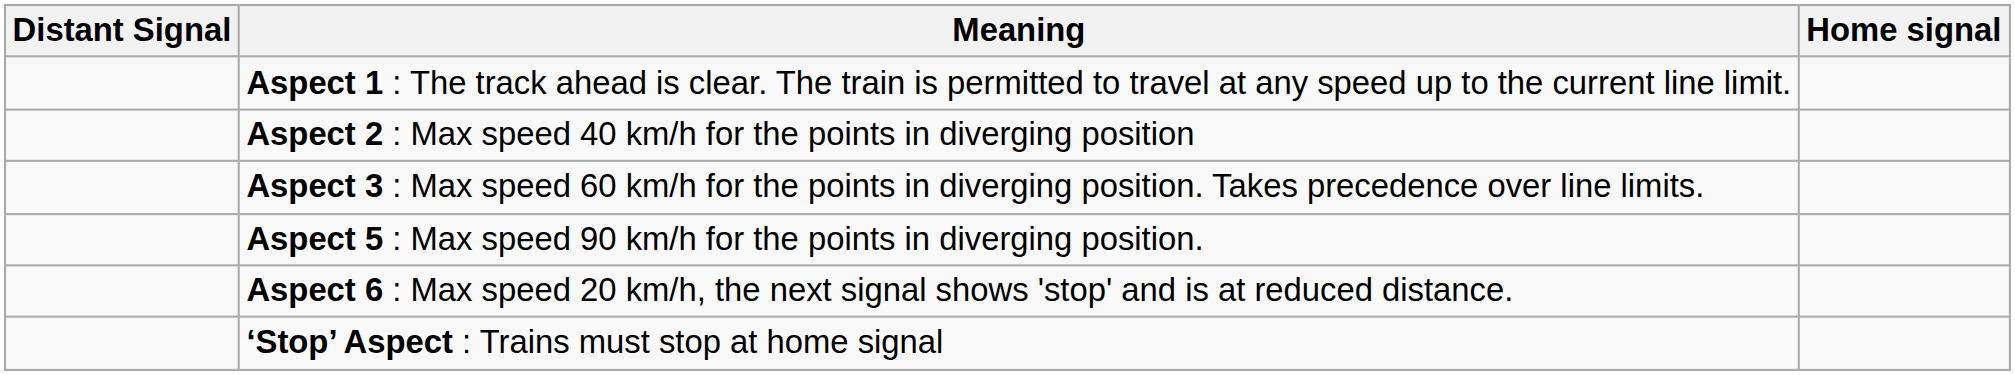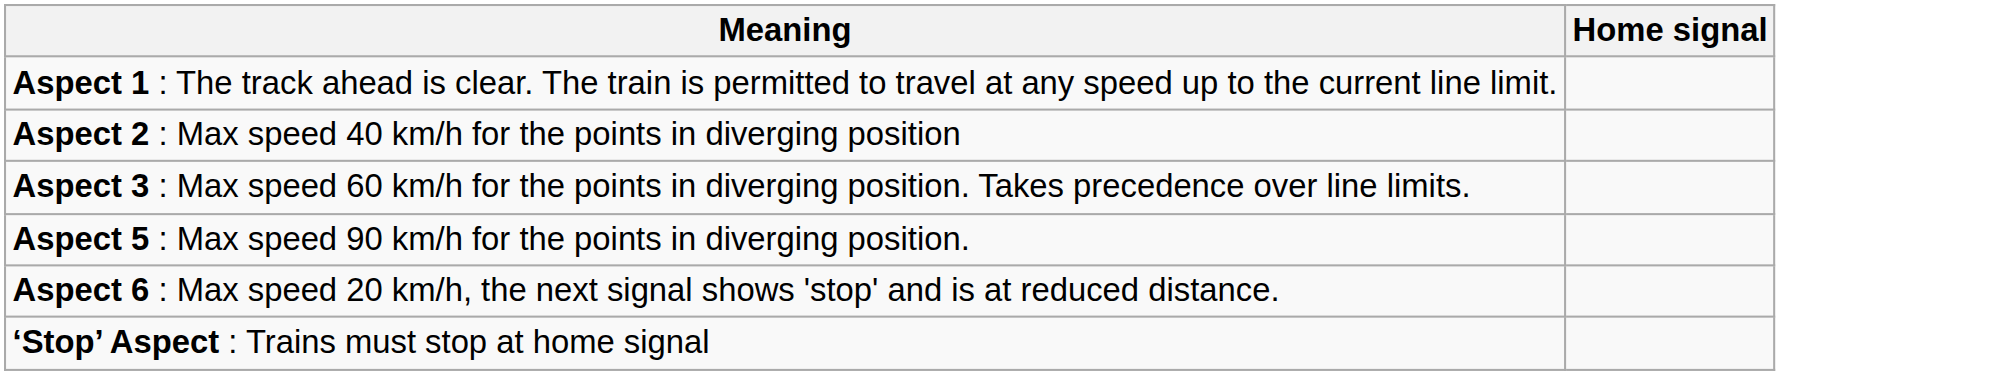- column: (122, 30)
